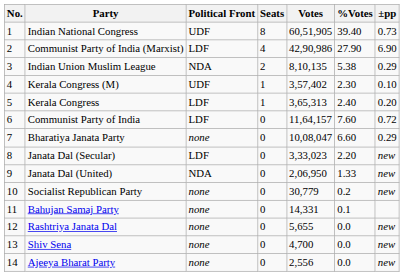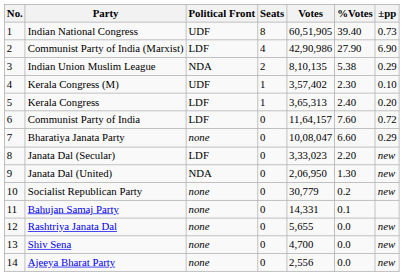(347, 173) 1.33 -> (347, 173) 1.30
